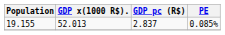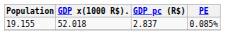(72, 24) 52.013 -> (72, 24) 52.018
